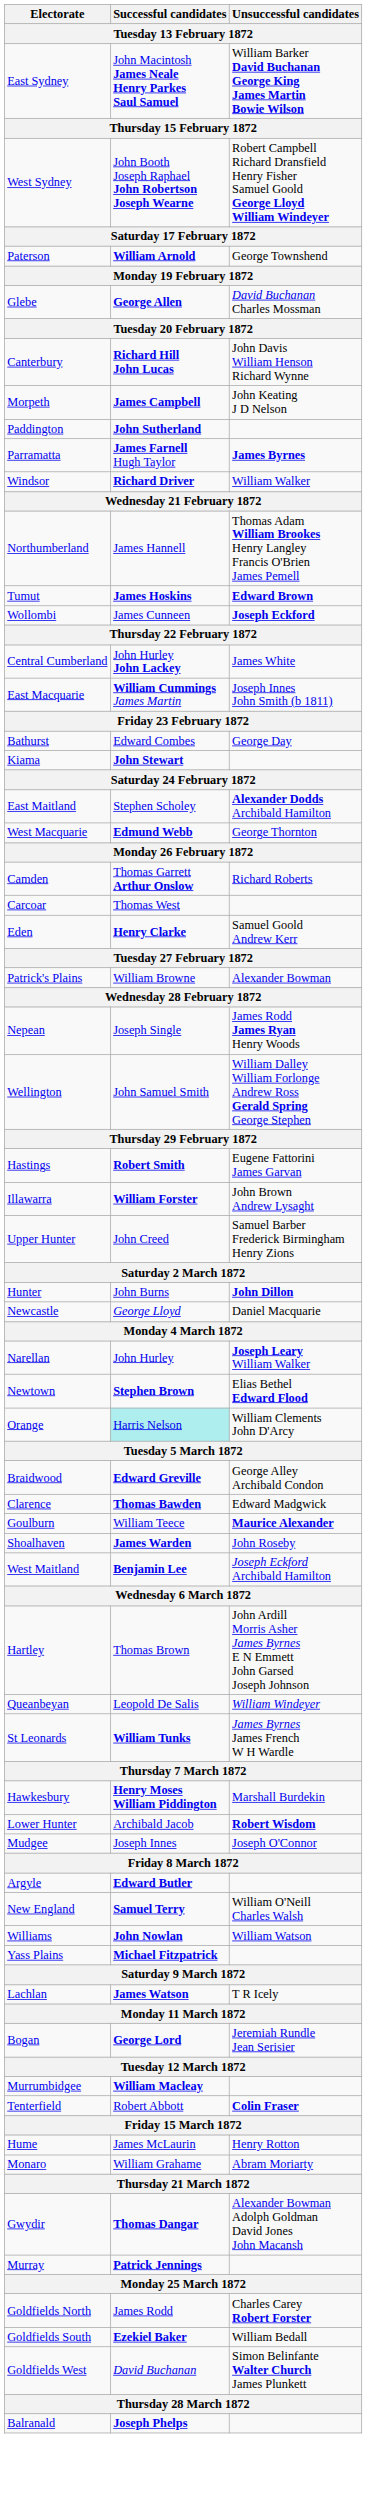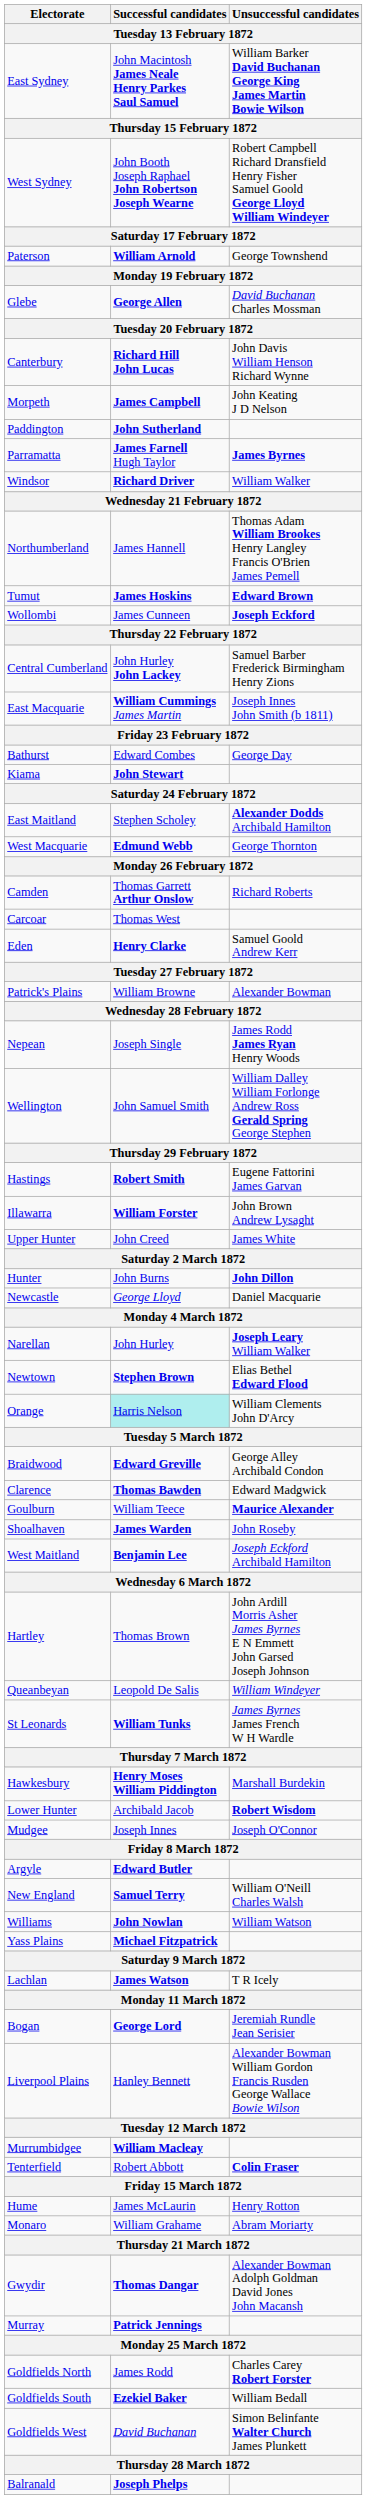(264, 661) James White -> (288, 668) Samuel Barber Frederick Birmingham Henry Zions
(288, 1239) Samuel Barber Frederick Birmingham Henry Zions -> (264, 1239) James White
+ row: (48, 2080)
